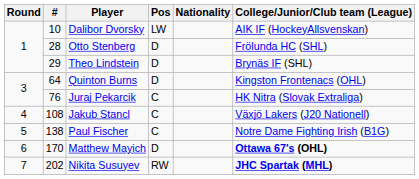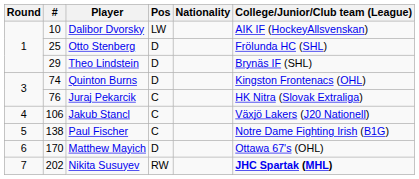(55, 47) 28 -> (55, 47) 25
(55, 81) 64 -> (55, 81) 74
(55, 115) 108 -> (55, 115) 106
(281, 149) bold -> (279, 149) normal
